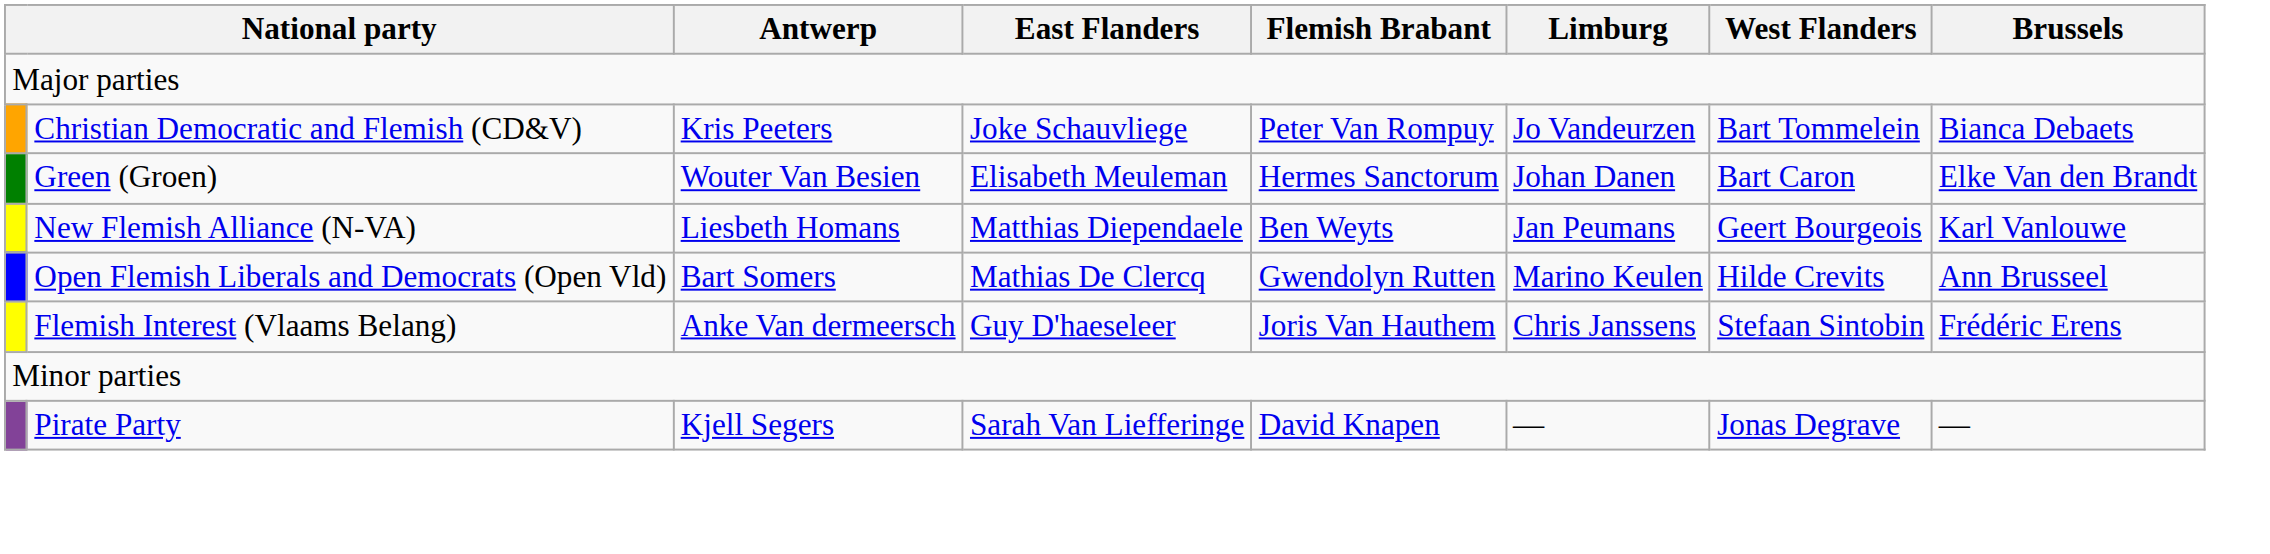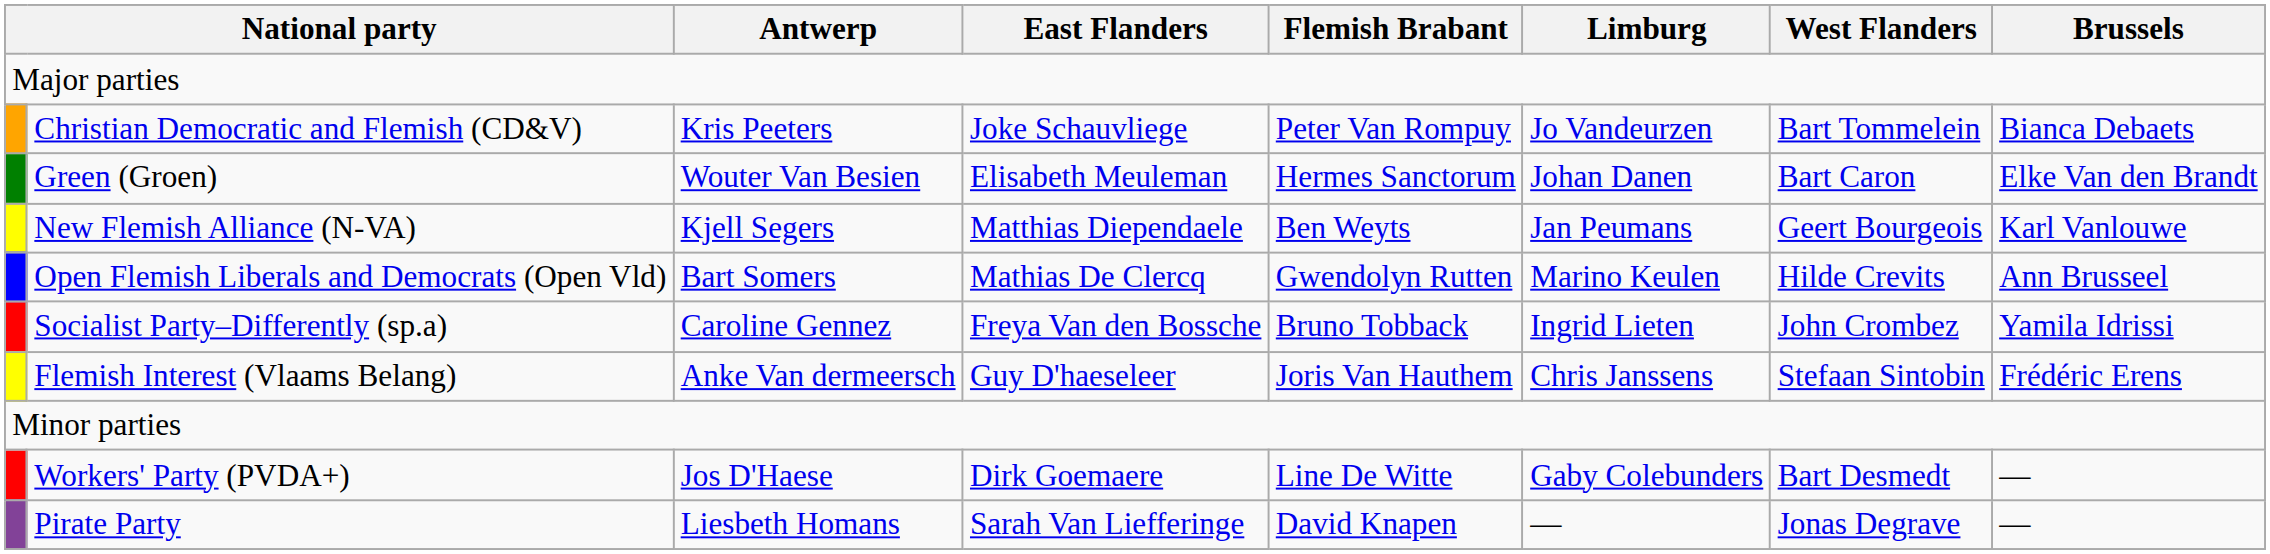(790, 227) Liesbeth Homans -> (757, 227) Kjell Segers
+ row: (241, 326)
+ row: (192, 474)
(757, 425) Kjell Segers -> (790, 524) Liesbeth Homans
